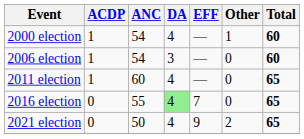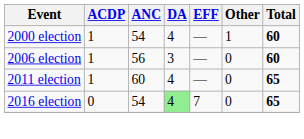(138, 58) 54 -> (138, 58) 56
(138, 101) 55 -> (138, 101) 54
- row: (44, 123)
